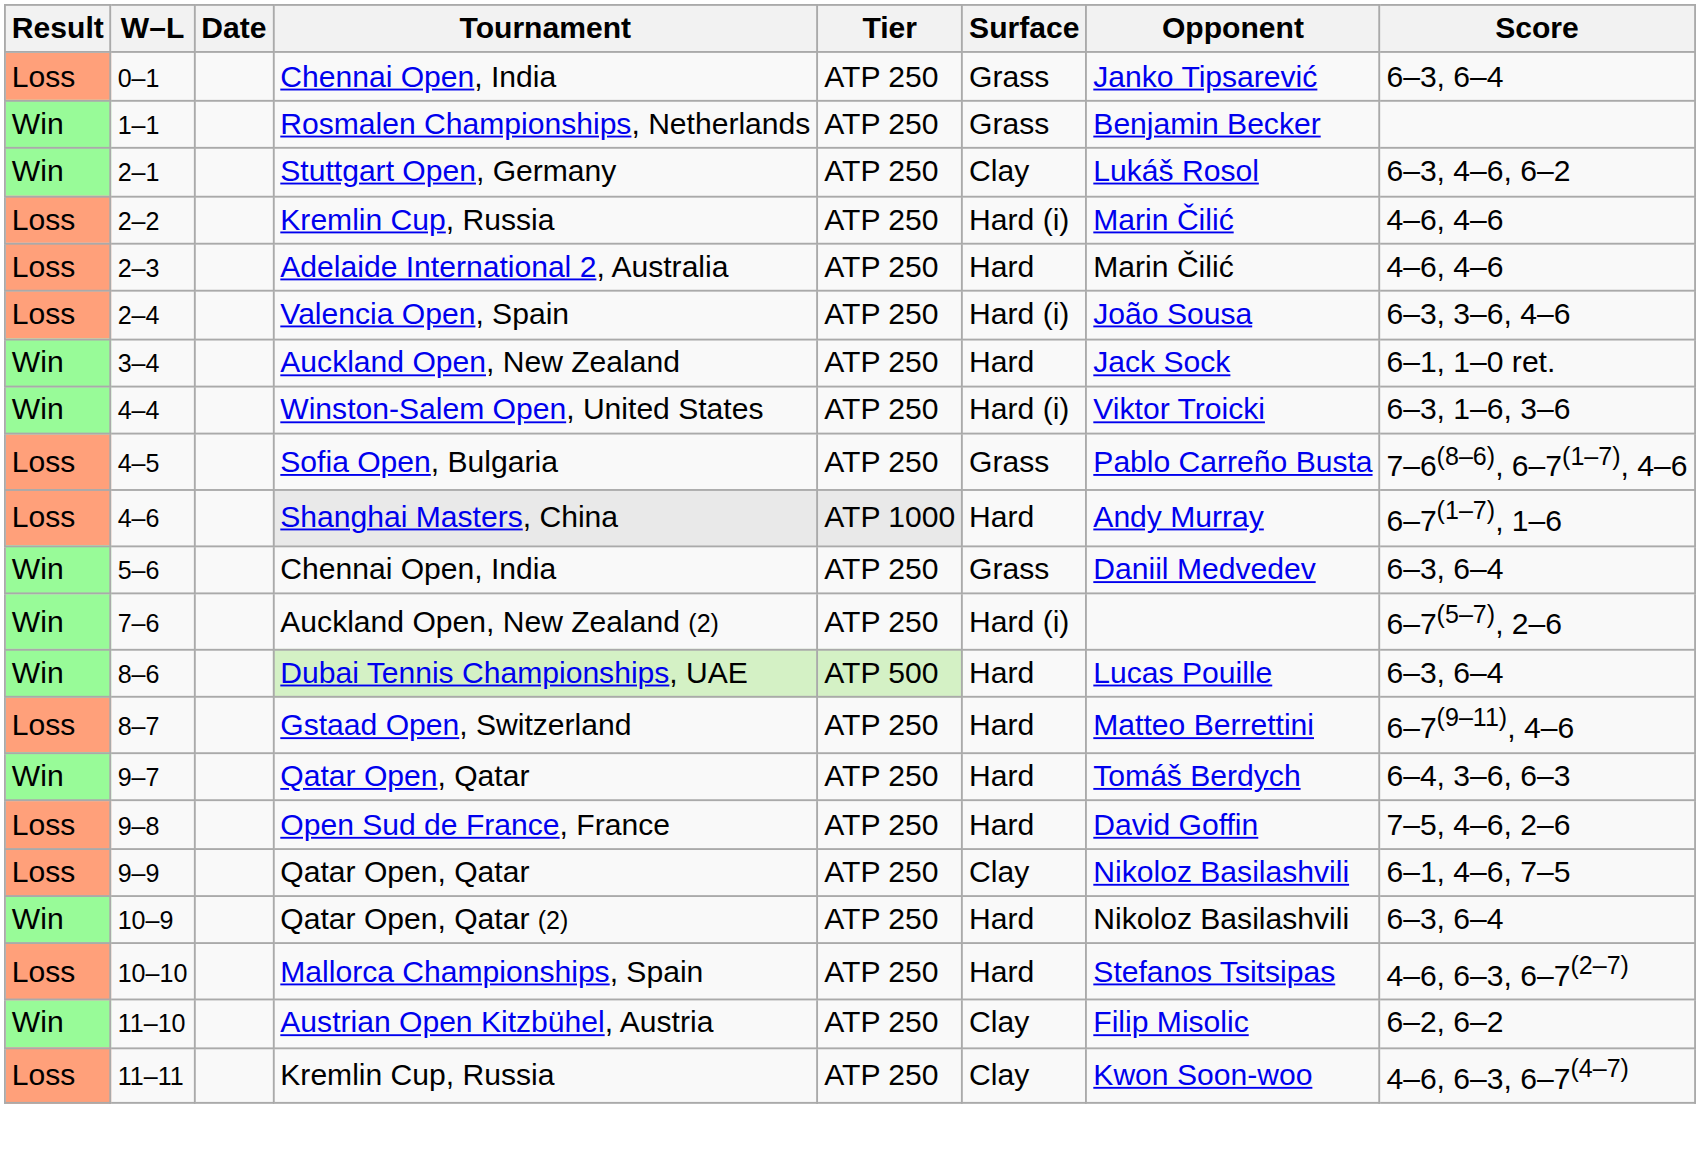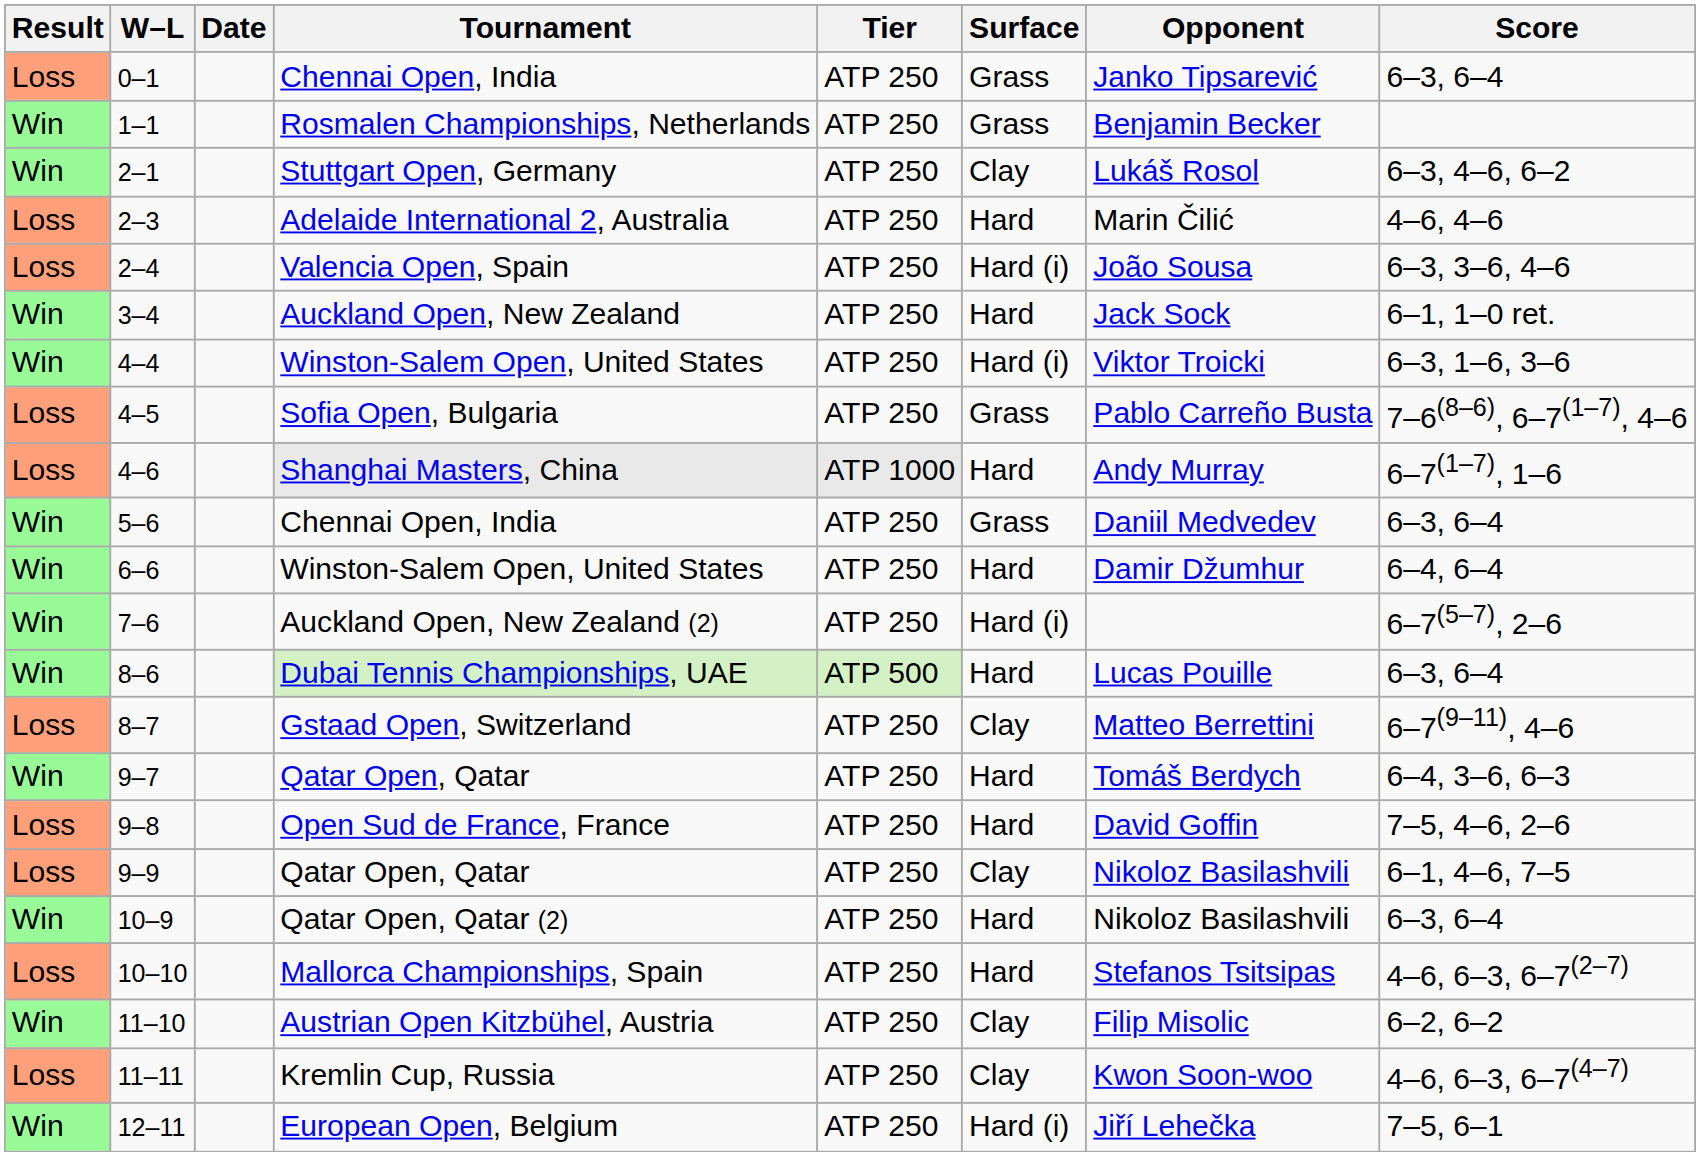- row: (139, 221)
+ row: (139, 571)
(1002, 724) Hard -> (999, 724) Clay
+ row: (152, 1128)
